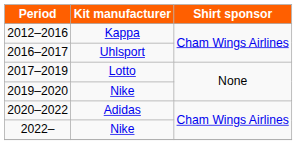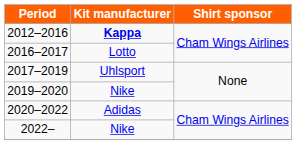(122, 33) normal -> (122, 33) bold
(122, 52) Uhlsport -> (122, 52) Lotto
(122, 71) Lotto -> (122, 71) Uhlsport
